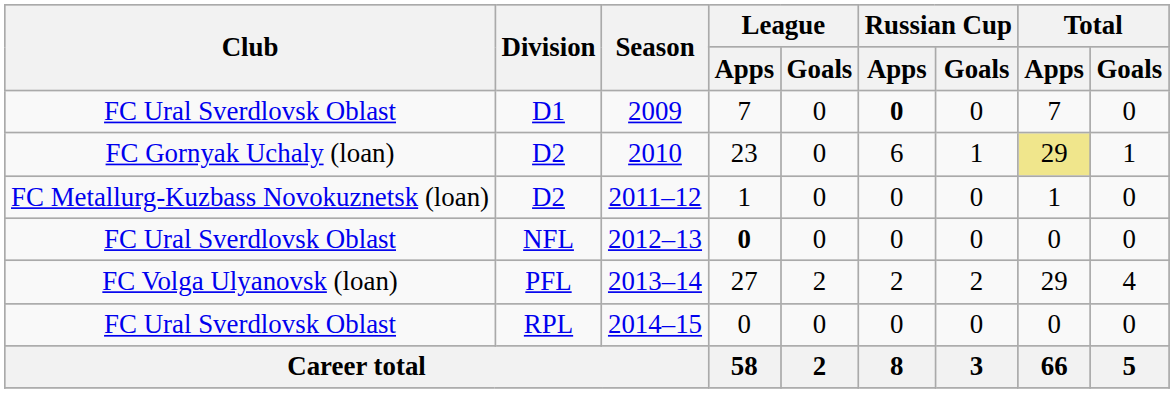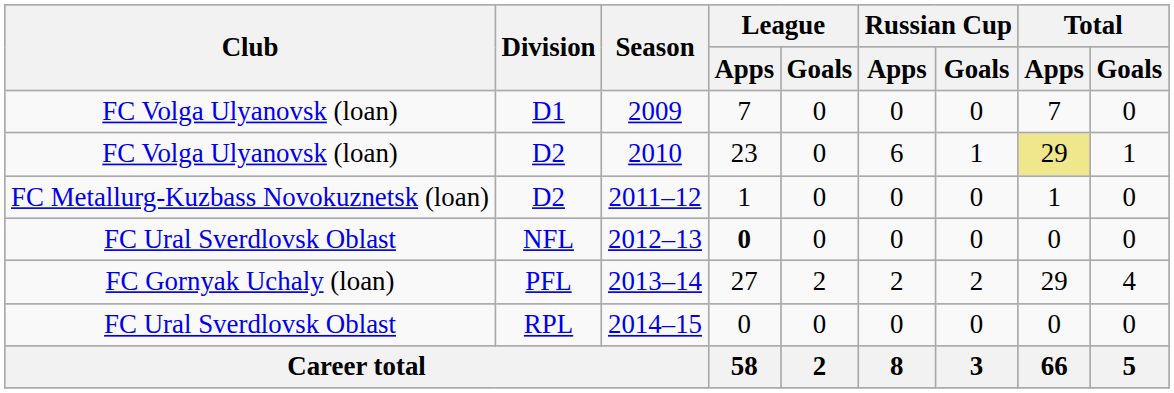(250, 111) FC Ural Sverdlovsk Oblast -> (250, 111) FC Volga Ulyanovsk (loan)
(897, 111) bold -> (897, 111) normal
(250, 153) FC Gornyak Uchaly (loan) -> (250, 153) FC Volga Ulyanovsk (loan)
(250, 281) FC Volga Ulyanovsk (loan) -> (250, 281) FC Gornyak Uchaly (loan)
